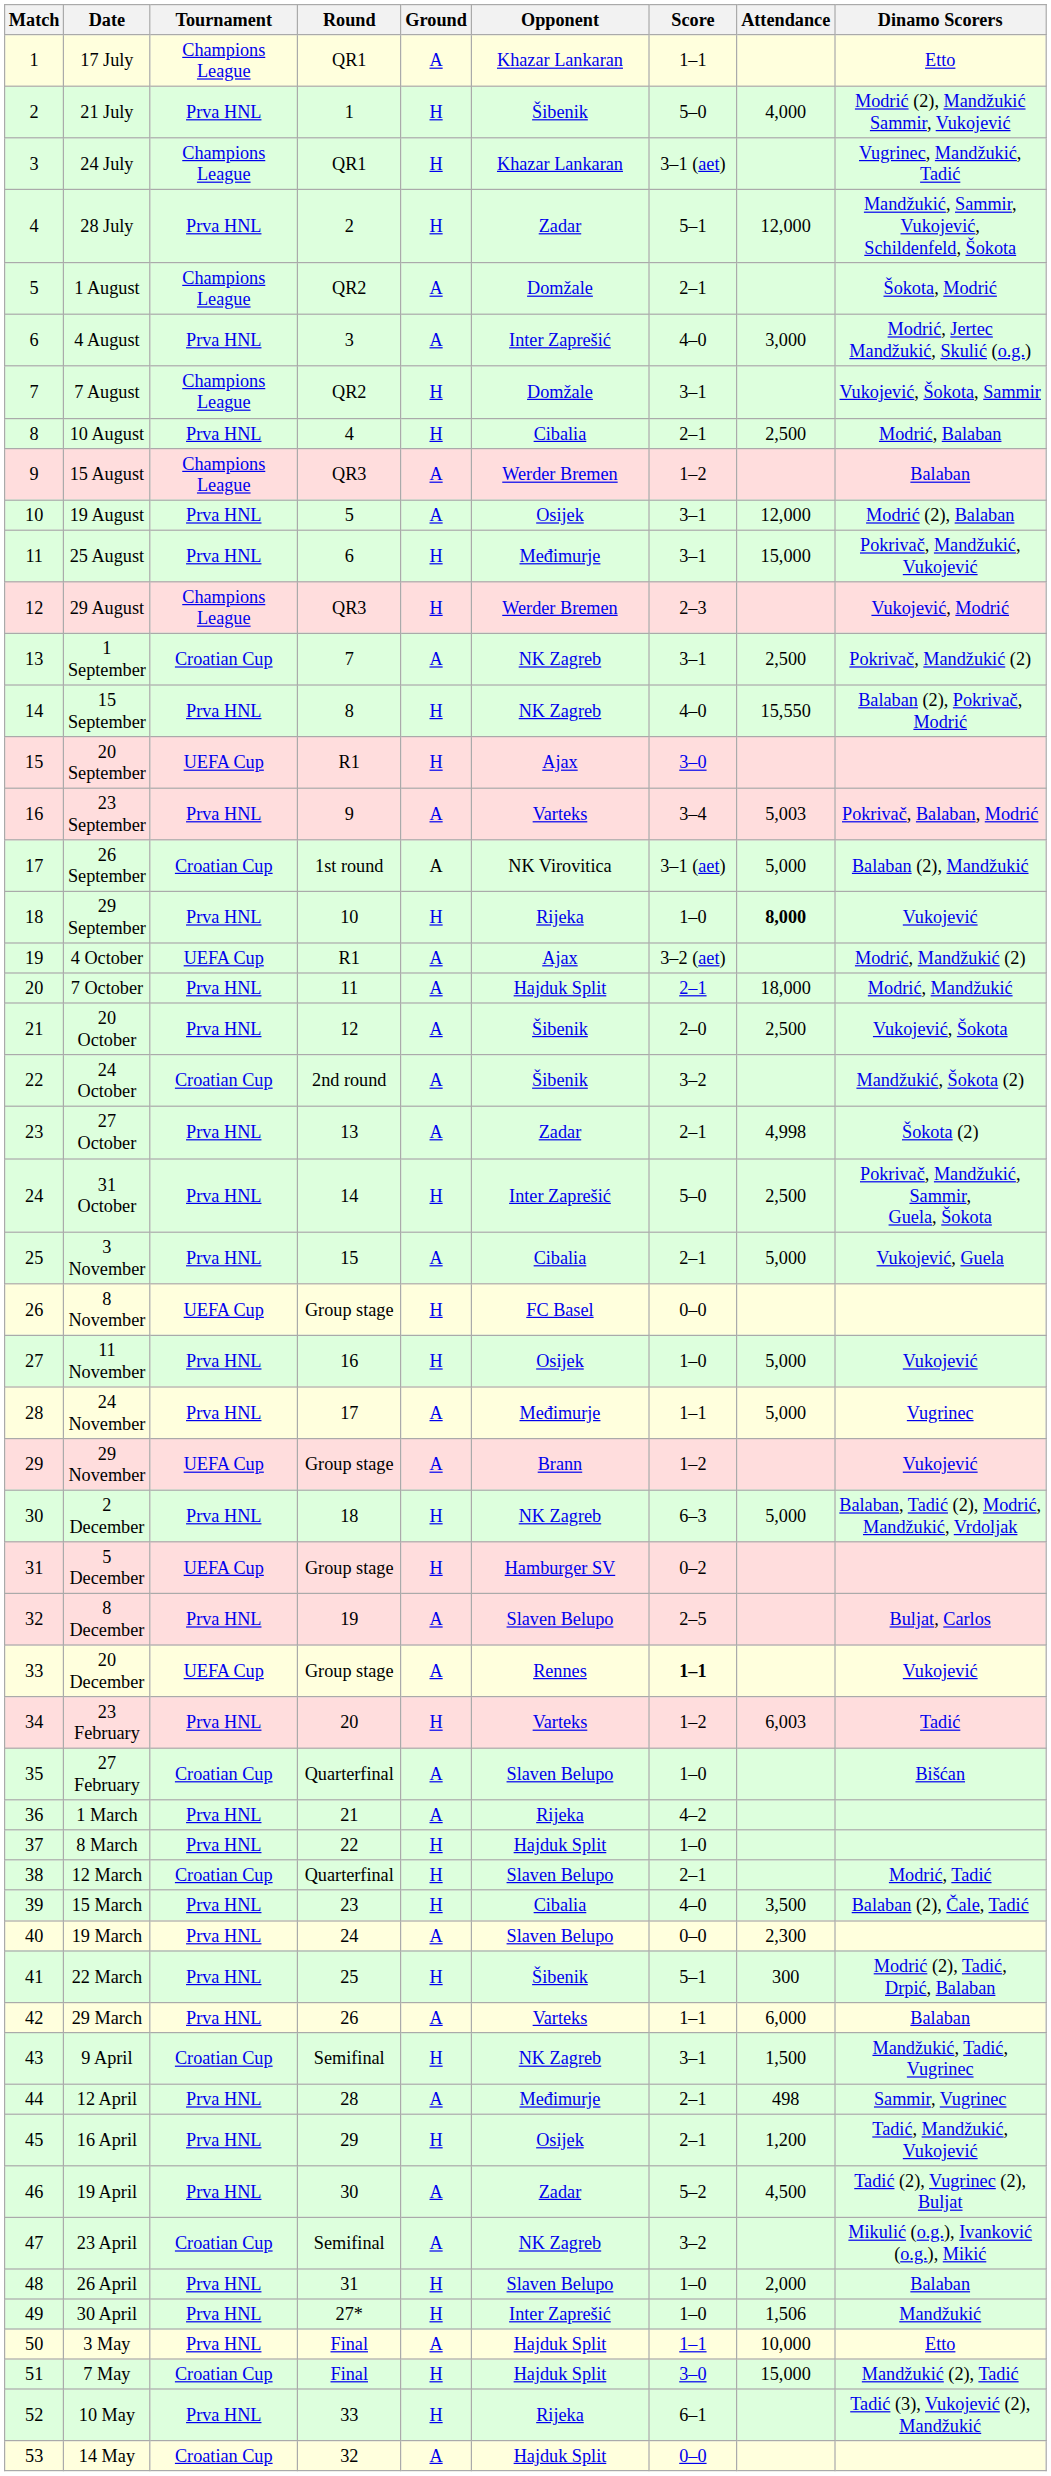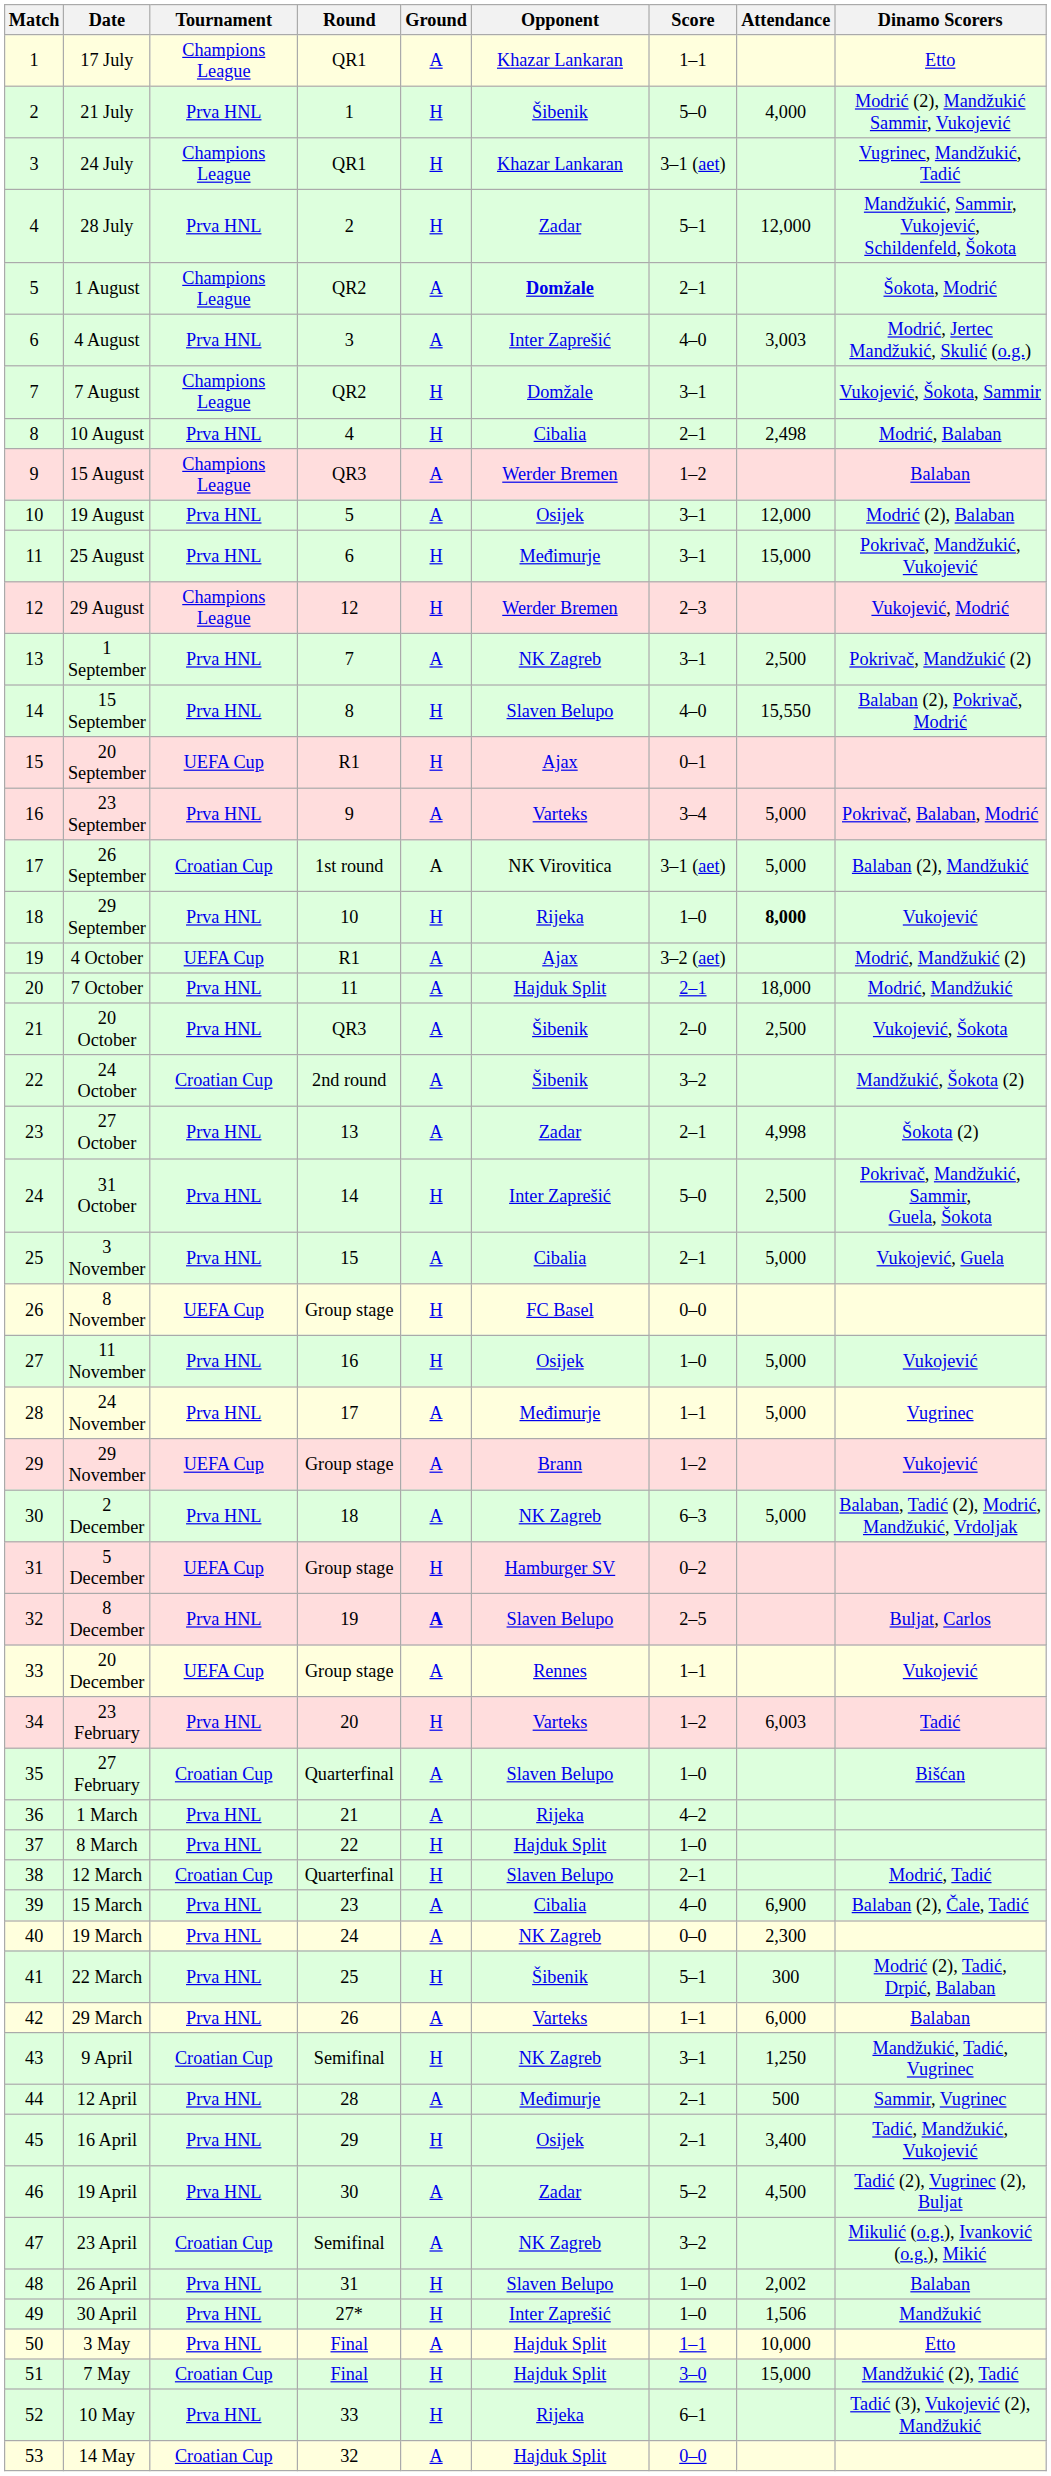(560, 288) normal -> (560, 288) bold
(786, 340) 3,000 -> (786, 340) 3,003
(786, 433) 2,500 -> (786, 433) 2,498
(349, 607) QR3 -> (349, 607) 12
(224, 659) Croatian Cup -> (224, 659) Prva HNL
(560, 710) NK Zagreb -> (560, 710) Slaven Belupo
(693, 762) 3–0 -> (693, 762) 0–1
(786, 814) 5,003 -> (786, 814) 5,000
(349, 1029) 12 -> (349, 1029) QR3
(436, 1515) H -> (436, 1515) A
(436, 1619) normal -> (436, 1619) bold
(693, 1671) bold -> (693, 1671) normal
(436, 1905) H -> (436, 1905) A
(786, 1905) 3,500 -> (786, 1905) 6,900
(560, 1935) Slaven Belupo -> (560, 1935) NK Zagreb
(786, 2058) 1,500 -> (786, 2058) 1,250
(786, 2099) 498 -> (786, 2099) 500
(786, 2139) 1,200 -> (786, 2139) 3,400
(786, 2284) 2,000 -> (786, 2284) 2,002
